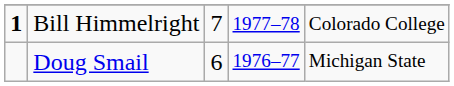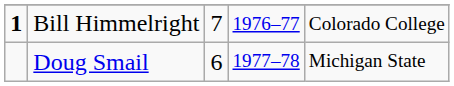(266, 23) 1977–78 -> (266, 23) 1976–77
(266, 61) 1976–77 -> (266, 61) 1977–78
